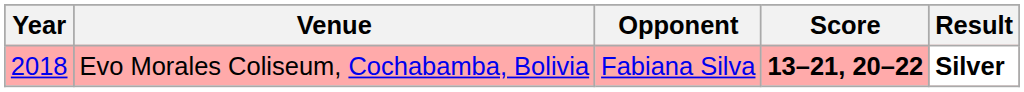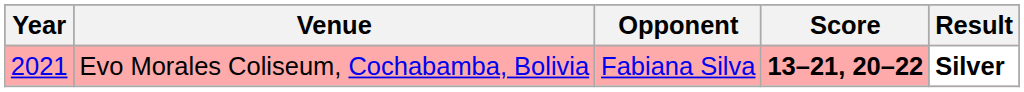(39, 66) 2018 -> (39, 66) 2021
